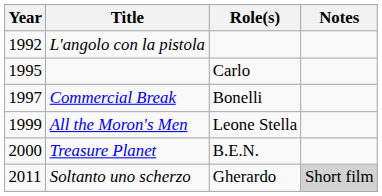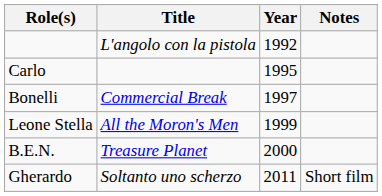columns swapped: (25, 17) <-> (255, 17)
(339, 177) lightgrey background -> (339, 177) no background
